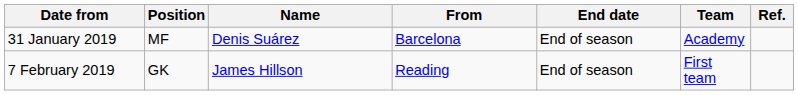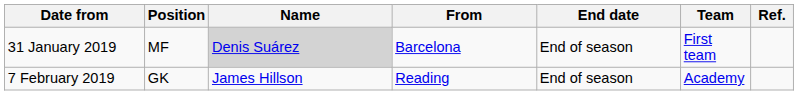(256, 39) no background -> (256, 47) lightgrey background
(714, 39) Academy -> (700, 47) First team
(700, 70) First team -> (714, 78) Academy
